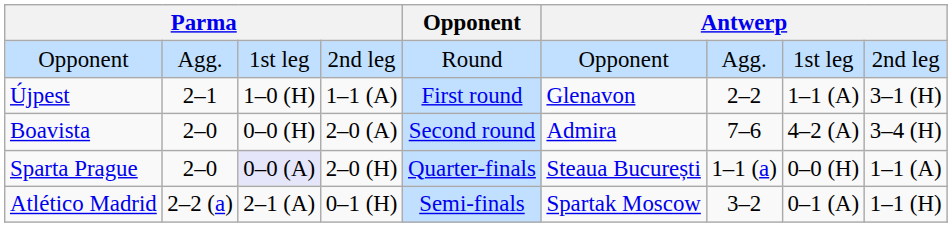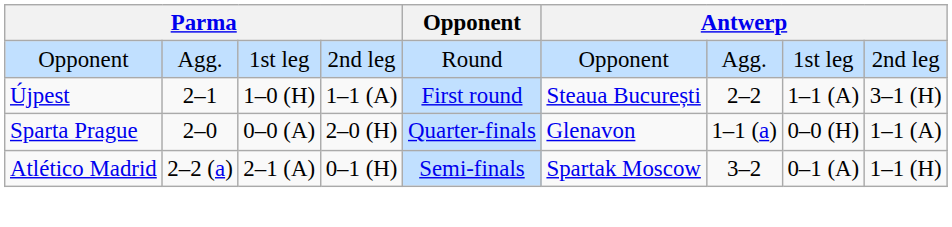(591, 95) Glenavon -> (624, 95) Steaua București
- row: (50, 131)
(279, 167) lavender background -> (279, 131) no background
(624, 167) Steaua București -> (591, 131) Glenavon
